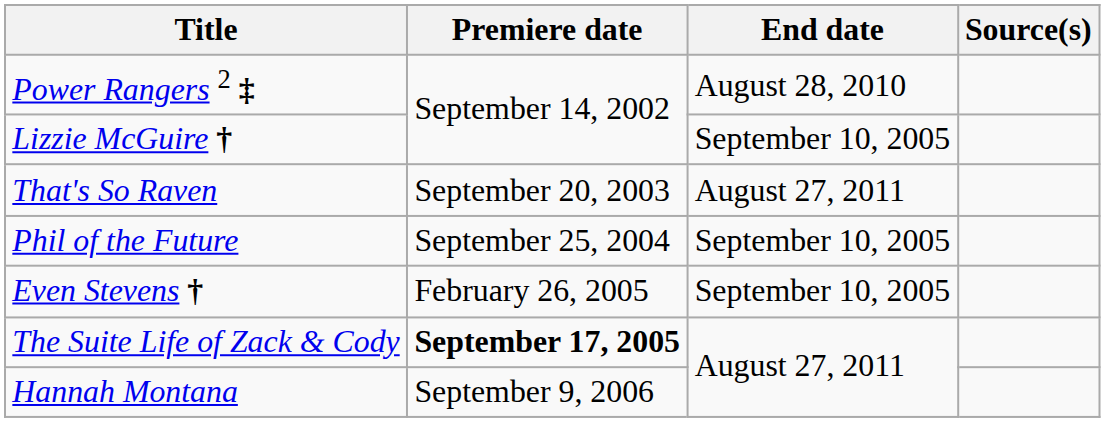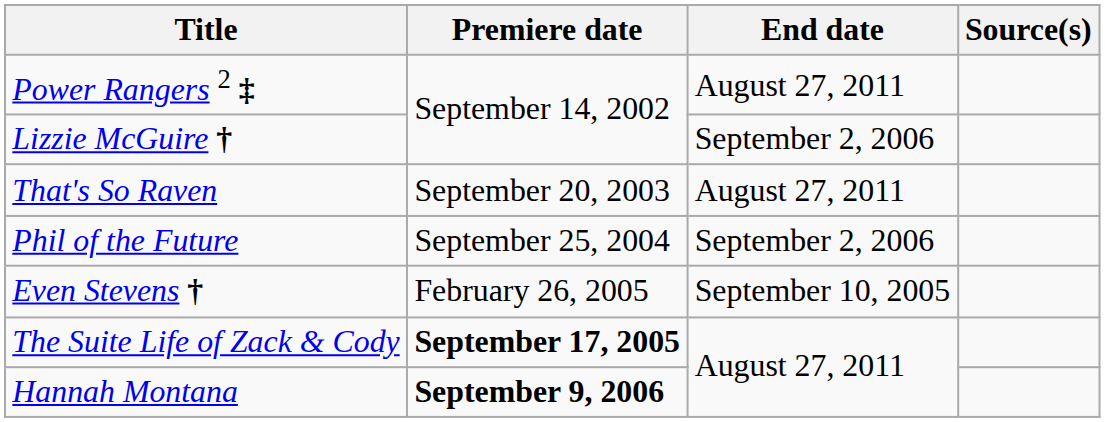(800, 84) August 28, 2010 -> (800, 84) August 27, 2011
(822, 139) September 10, 2005 -> (814, 139) September 2, 2006
(822, 240) September 10, 2005 -> (814, 240) September 2, 2006
(534, 391) normal -> (539, 391) bold
